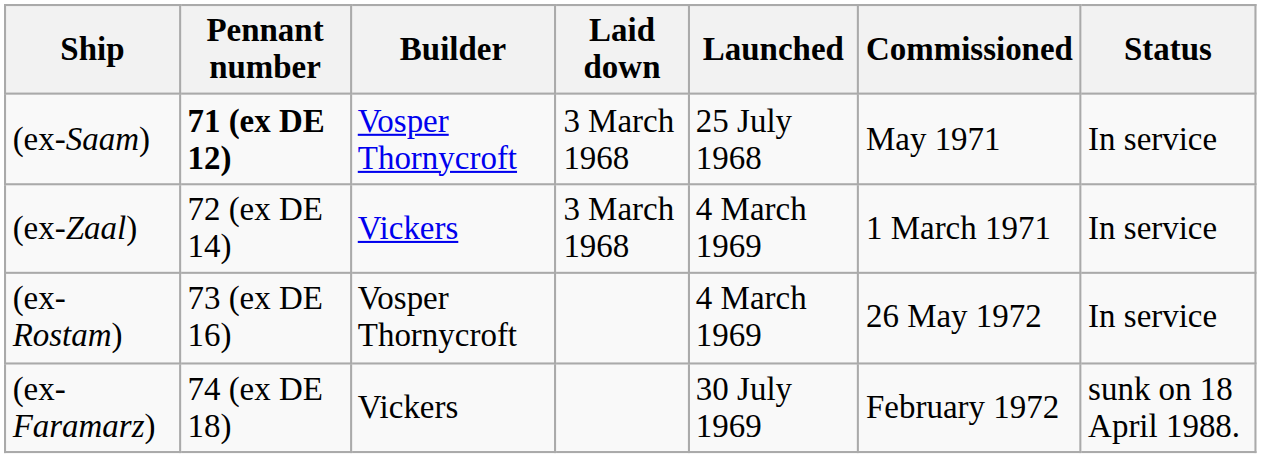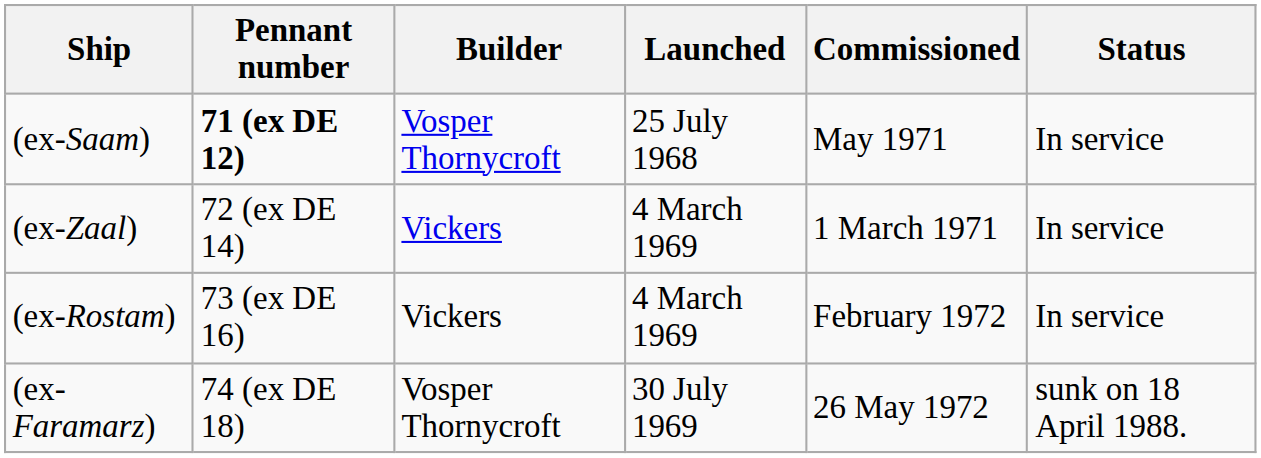- column: (622, 49)
(437, 317) Vosper Thornycroft -> (452, 317) Vickers
(954, 317) 26 May 1972 -> (910, 317) February 1972
(408, 406) Vickers -> (481, 406) Vosper Thornycroft
(963, 406) February 1972 -> (901, 406) 26 May 1972
